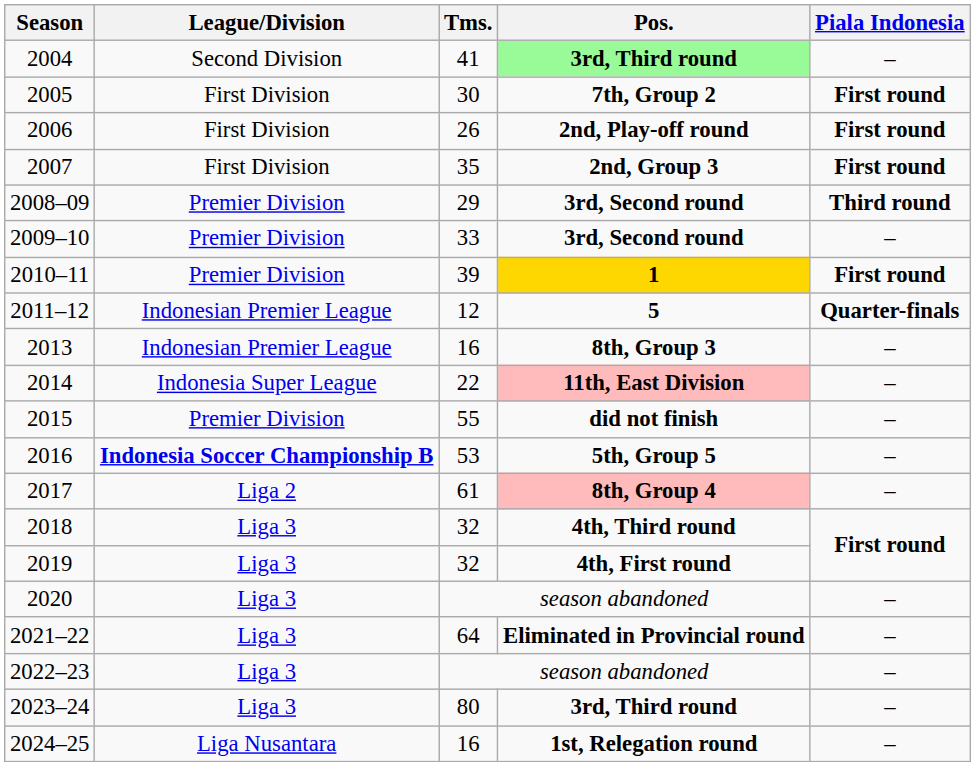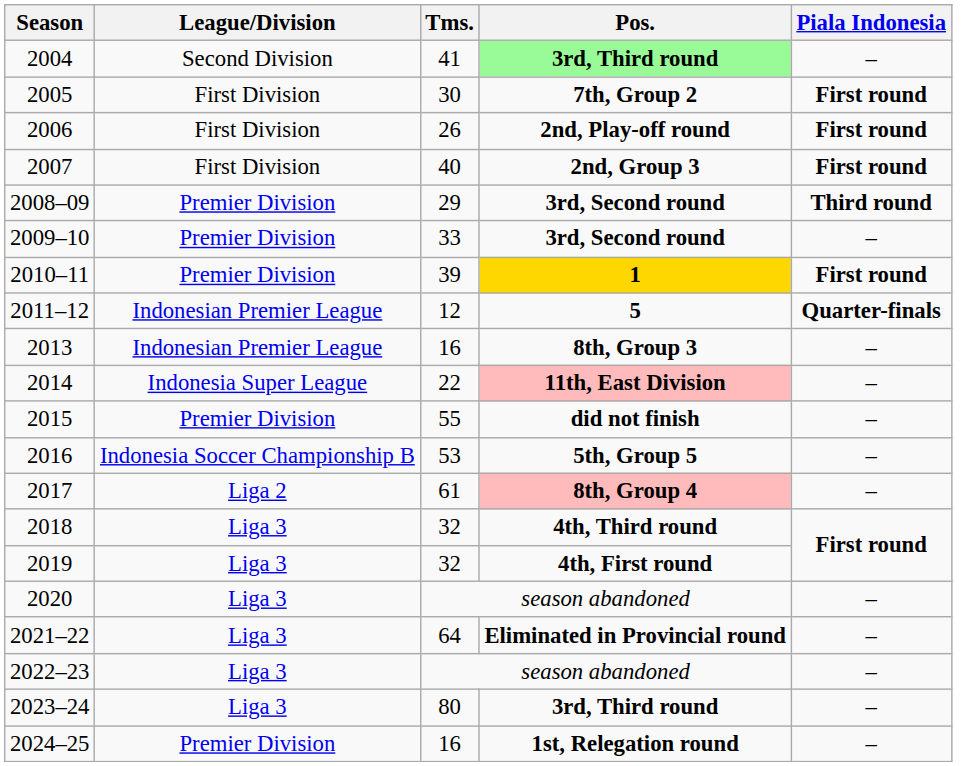(468, 166) 35 -> (450, 166) 40
(267, 454) bold -> (257, 454) normal
(267, 743) Liga Nusantara -> (257, 743) Premier Division
